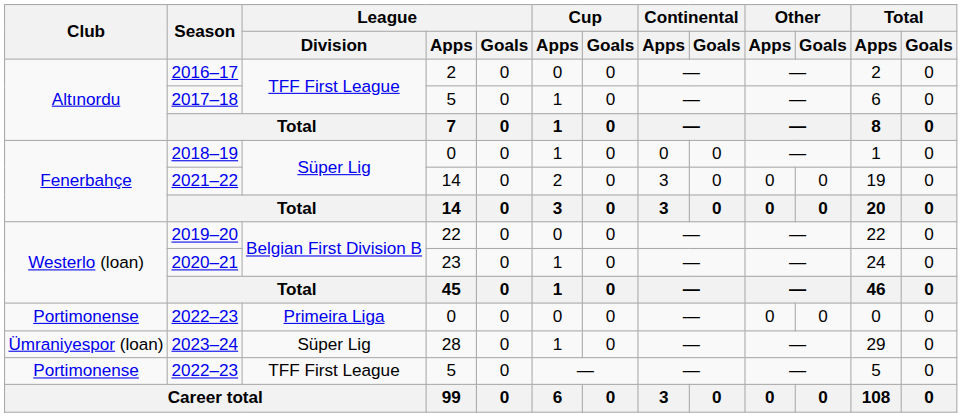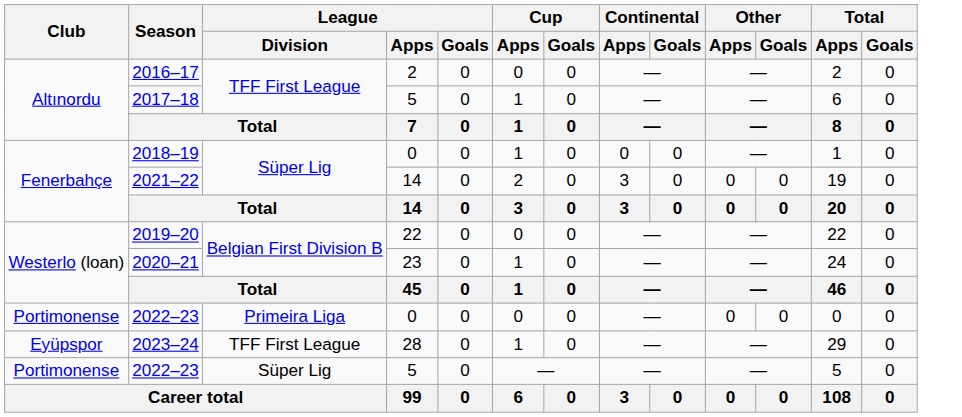(86, 343) Ümraniyespor (loan) -> (66, 343) Eyüpspor
(334, 343) Süper Lig -> (295, 343) TFF First League
(334, 371) TFF First League -> (295, 371) Süper Lig
